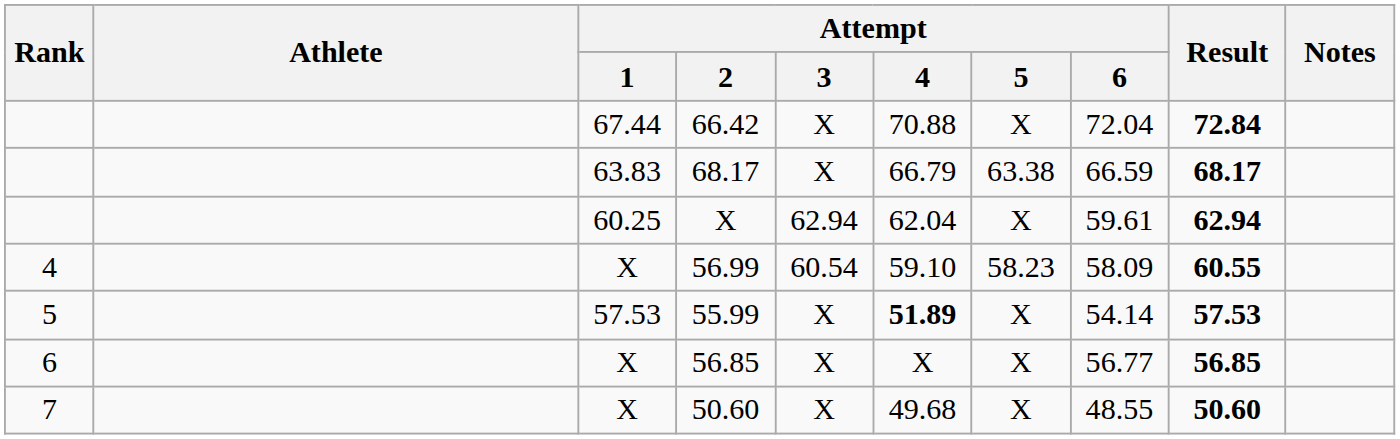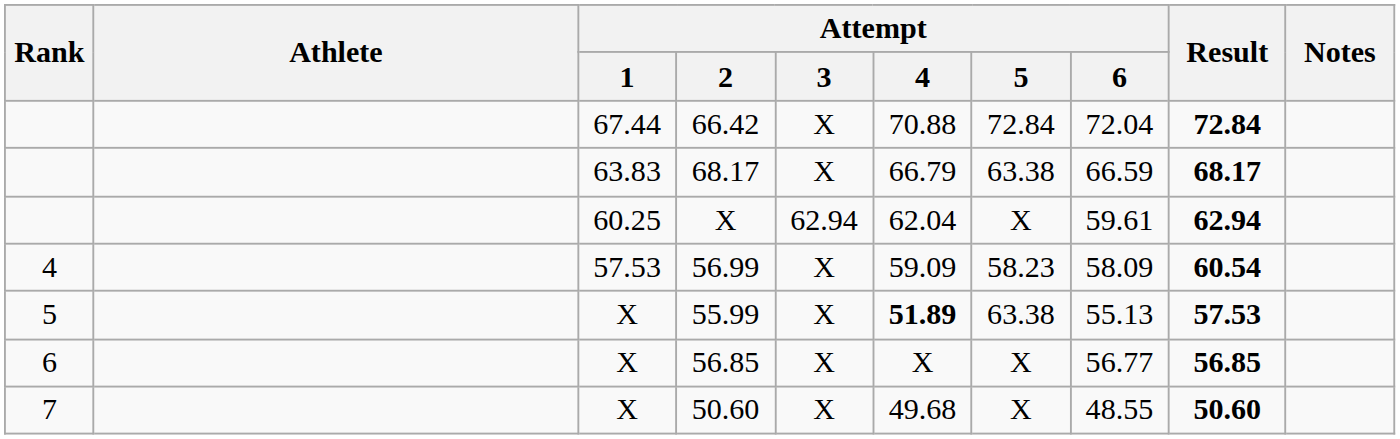(1021, 123) X -> (1021, 123) 72.84
(627, 266) X -> (627, 266) 57.53
(824, 266) 60.54 -> (824, 266) X
(922, 266) 59.10 -> (922, 266) 59.09
(1227, 266) 60.55 -> (1227, 266) 60.54
(627, 314) 57.53 -> (627, 314) X
(1021, 314) X -> (1021, 314) 63.38
(1119, 314) 54.14 -> (1119, 314) 55.13
